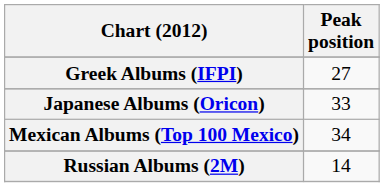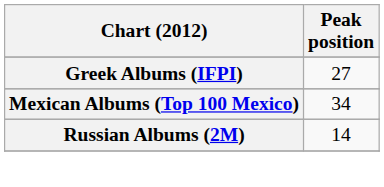- row: (154, 103)
